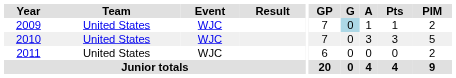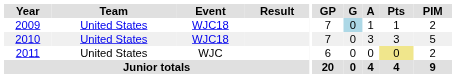(210, 25) WJC -> (210, 25) WJC18
(210, 39) WJC -> (210, 39) WJC18
(395, 53) no background -> (396, 53) khaki background
